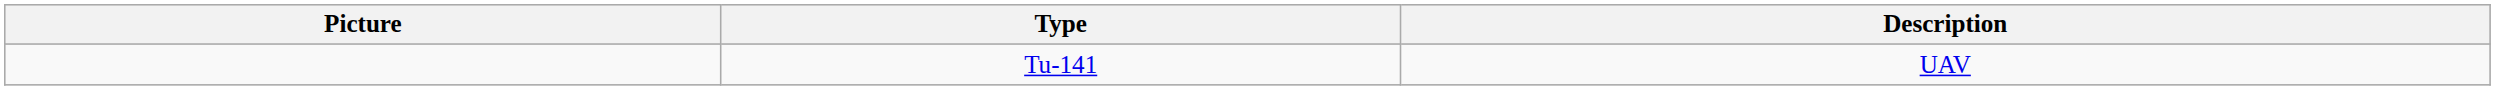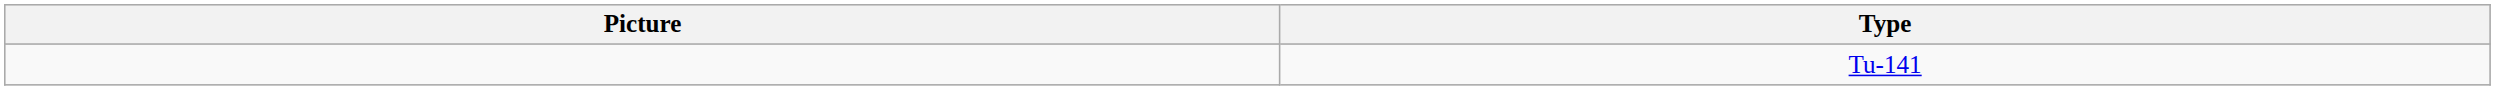- column: (1945, 24)
